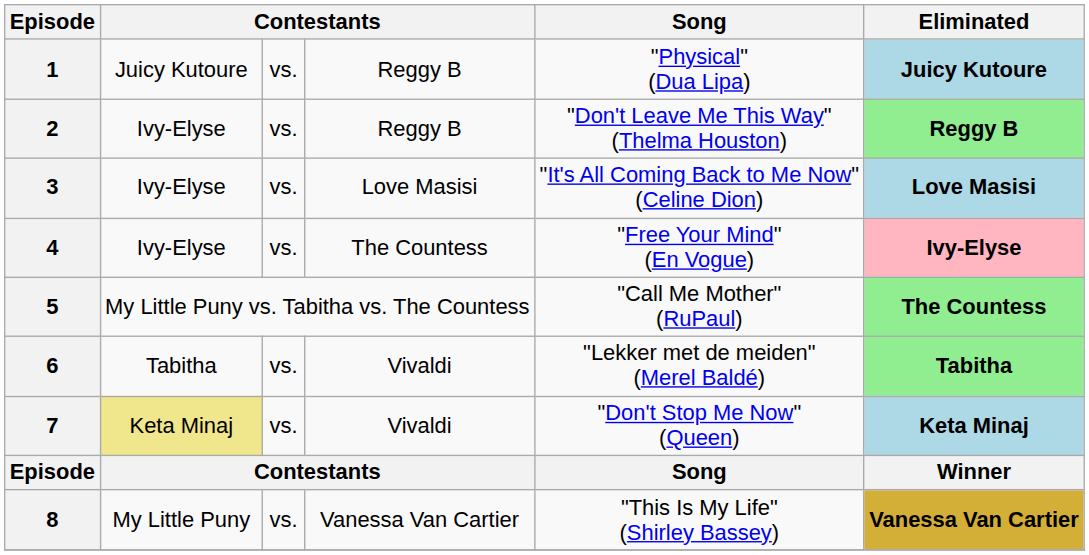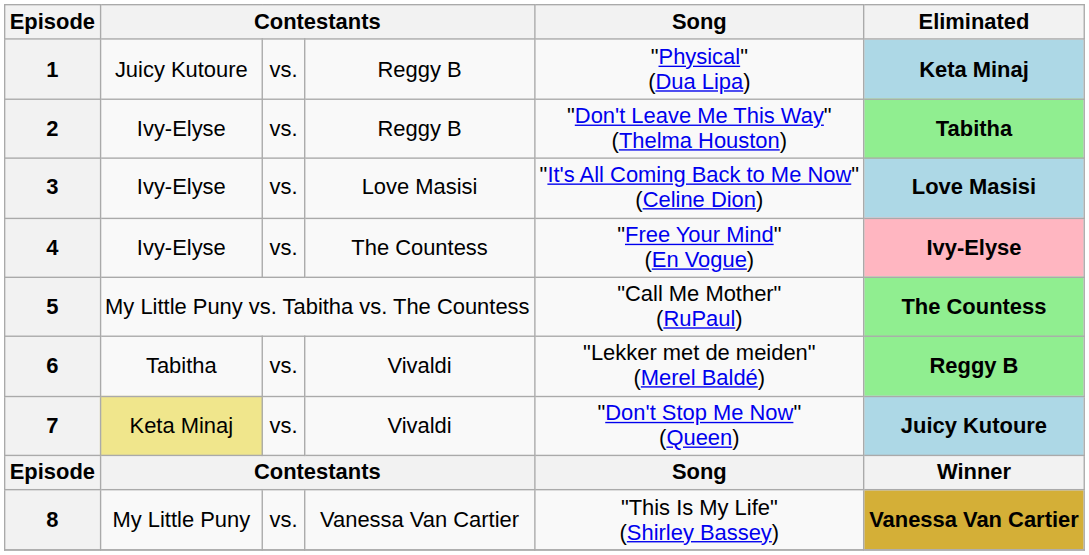(974, 68) Juicy Kutoure -> (974, 68) Keta Minaj
(974, 128) Reggy B -> (974, 128) Tabitha
(974, 366) Tabitha -> (974, 366) Reggy B
(974, 425) Keta Minaj -> (974, 425) Juicy Kutoure
